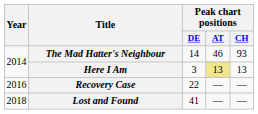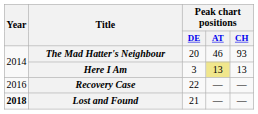(194, 53) 14 -> (194, 53) 20
(17, 101) normal -> (17, 101) bold
(194, 101) 41 -> (194, 101) 21
